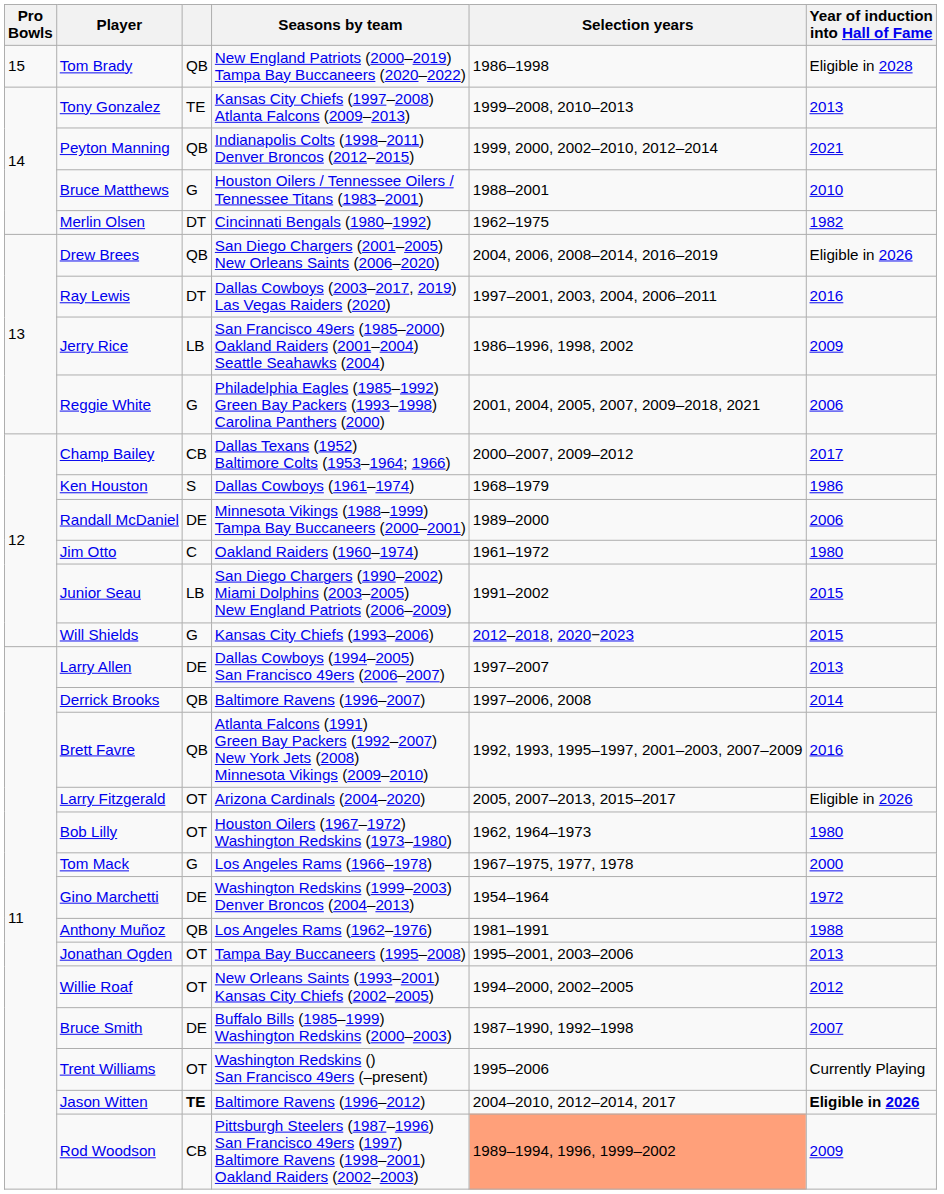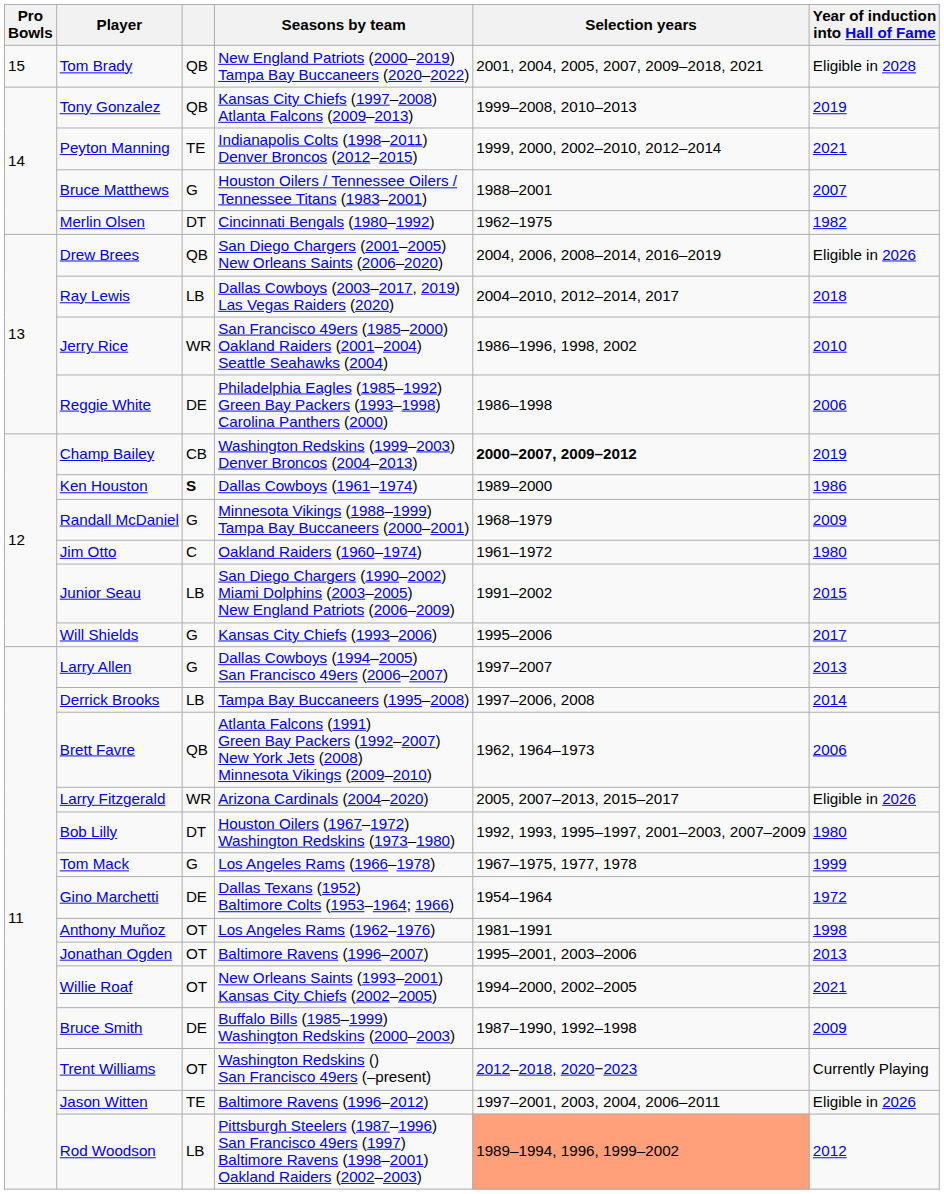(511, 66) 1986–1998 -> (620, 66) 2001, 2004, 2005, 2007, 2009–2018, 2021
(196, 107) TE -> (197, 107) QB
(826, 107) 2013 -> (830, 107) 2019
(197, 148) QB -> (196, 148) TE
(826, 189) 2010 -> (830, 189) 2007
(196, 296) DT -> (195, 296) LB
(595, 296) 1997–2001, 2003, 2004, 2006–2011 -> (578, 296) 2004–2010, 2012–2014, 2017
(826, 296) 2016 -> (830, 296) 2018
(195, 346) LB -> (199, 346) WR
(826, 346) 2009 -> (830, 346) 2010
(192, 404) G -> (196, 404) DE
(617, 404) 2001, 2004, 2005, 2007, 2009–2018, 2021 -> (514, 404) 1986–1998
(333, 454) Dallas Texans (1952) Baltimore Colts (1953–1964; 1966) -> (337, 454) Washington Redskins (1999–2003) Denver Broncos (2004–2013)
(553, 454) normal -> (556, 454) bold
(826, 454) 2017 -> (830, 454) 2019
(191, 486) normal -> (191, 486) bold
(511, 486) 1968–1979 -> (514, 486) 1989–2000
(196, 519) DE -> (192, 519) G
(511, 519) 1989–2000 -> (514, 519) 1968–1979
(826, 519) 2006 -> (830, 519) 2009
(553, 634) 2012–2018, 2020−2023 -> (514, 634) 1995–2006
(826, 634) 2015 -> (830, 634) 2017
(196, 667) DE -> (192, 667) G
(197, 699) QB -> (195, 699) LB
(320, 699) Baltimore Ravens (1996–2007) -> (344, 699) Tampa Bay Buccaneers (1995–2008)
(638, 749) 1992, 1993, 1995–1997, 2001–2003, 2007–2009 -> (535, 749) 1962, 1964–1973
(826, 749) 2016 -> (830, 749) 2006
(196, 799) OT -> (199, 799) WR
(196, 832) OT -> (196, 832) DT
(532, 832) 1962, 1964–1973 -> (641, 832) 1992, 1993, 1995–1997, 2001–2003, 2007–2009
(826, 864) 2000 -> (830, 864) 1999
(333, 897) Washington Redskins (1999–2003) Denver Broncos (2004–2013) -> (336, 897) Dallas Texans (1952) Baltimore Colts (1953–1964; 1966)
(197, 930) QB -> (196, 930) OT
(826, 930) 1988 -> (830, 930) 1998
(340, 954) Tampa Bay Buccaneers (1995–2008) -> (323, 954) Baltimore Ravens (1996–2007)
(826, 986) 2012 -> (830, 986) 2021
(826, 1028) 2007 -> (830, 1028) 2009
(511, 1069) 1995–2006 -> (557, 1069) 2012–2018, 2020−2023
(196, 1101) bold -> (196, 1101) normal
(574, 1101) 2004–2010, 2012–2014, 2017 -> (598, 1101) 1997–2001, 2003, 2004, 2006–2011
(864, 1101) bold -> (864, 1101) normal
(196, 1151) CB -> (195, 1151) LB
(826, 1151) 2009 -> (830, 1151) 2012
